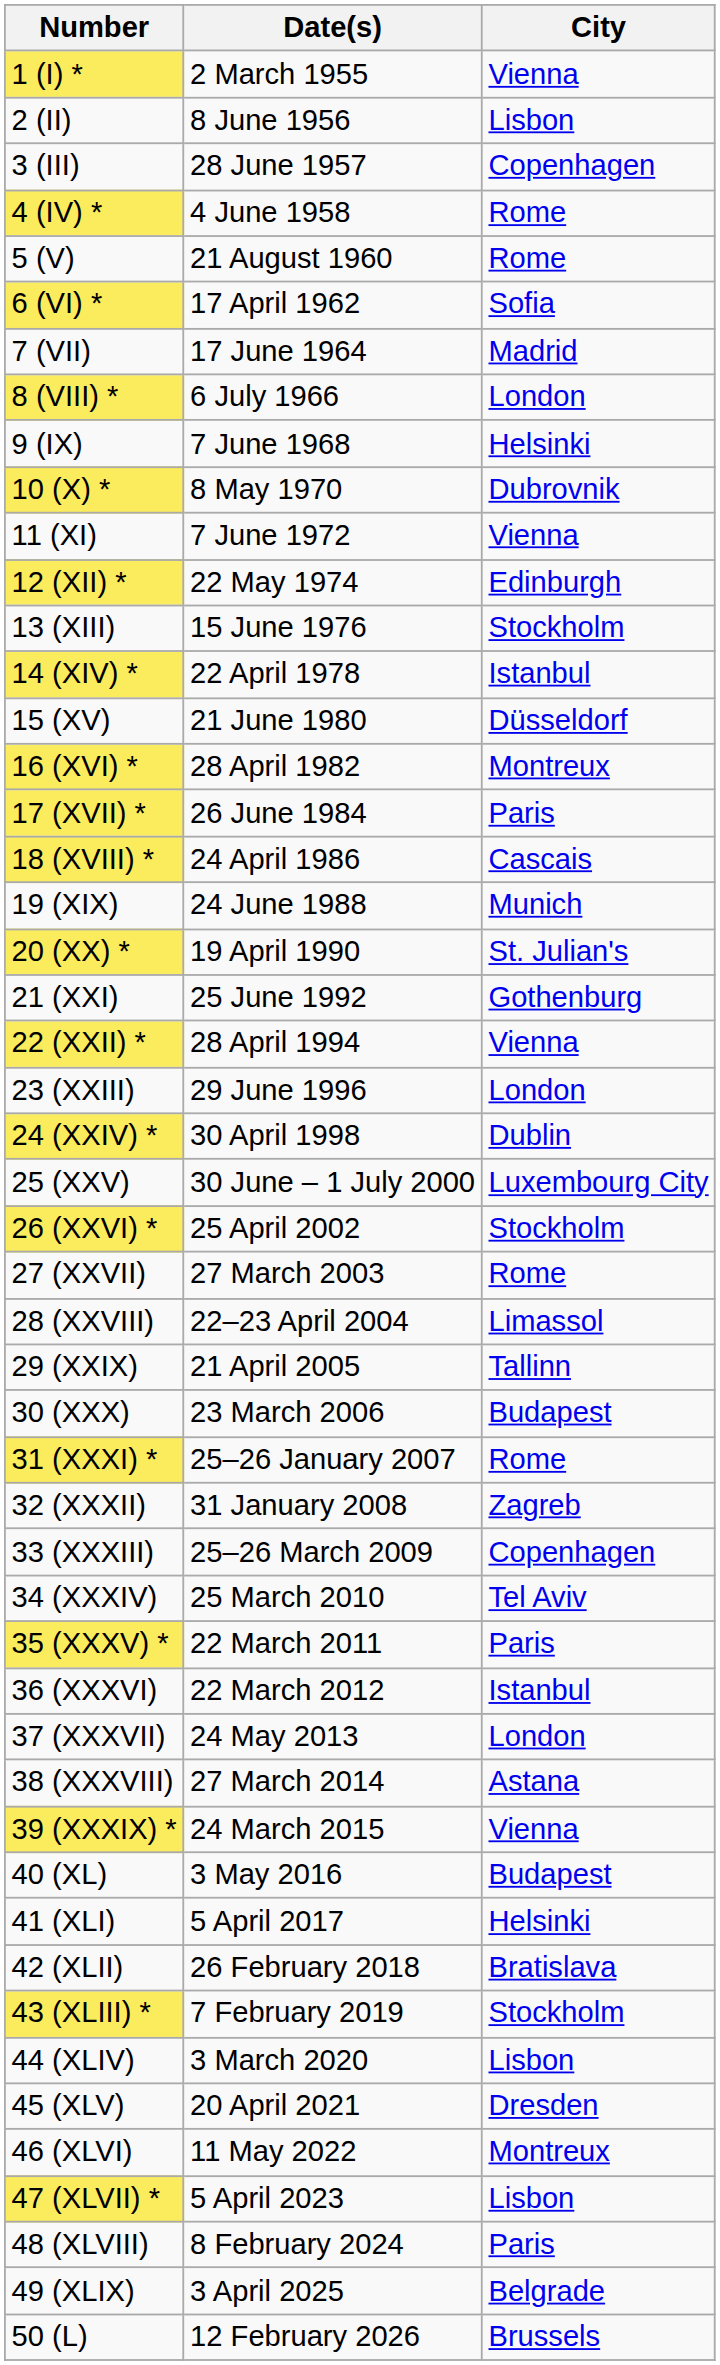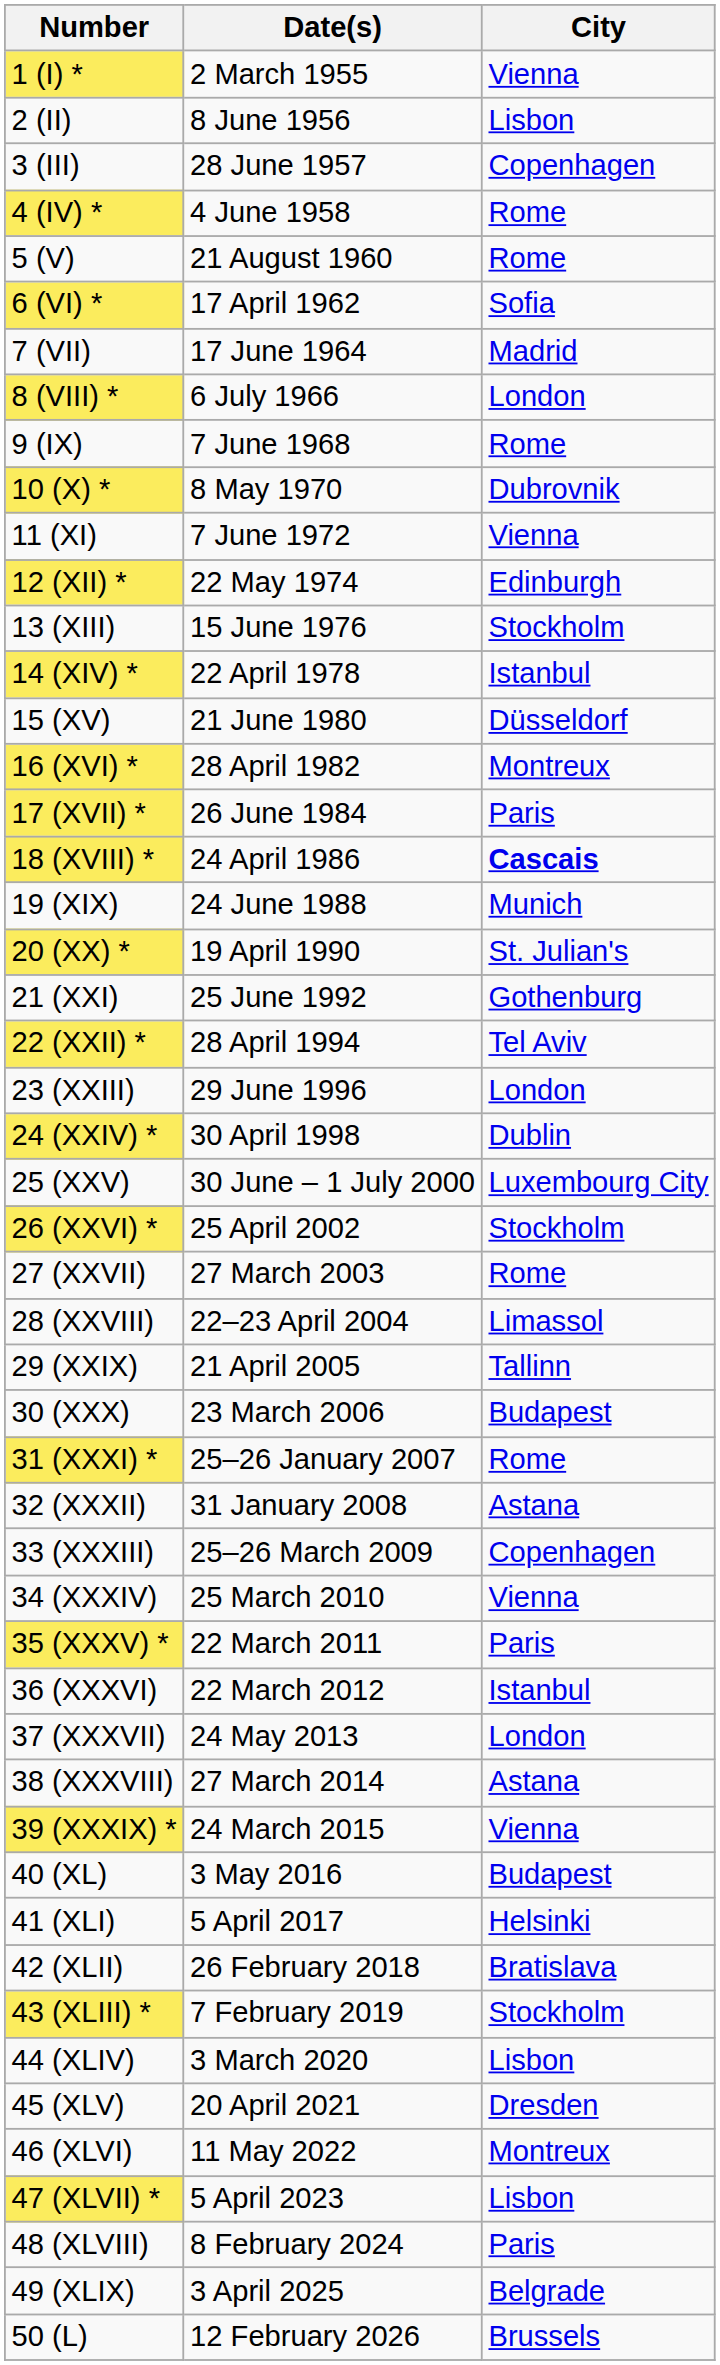(539, 443) Helsinki -> (527, 443) Rome
(540, 858) normal -> (544, 858) bold
(534, 1043) Vienna -> (538, 1043) Tel Aviv
(535, 1505) Zagreb -> (534, 1505) Astana
(538, 1597) Tel Aviv -> (534, 1597) Vienna
